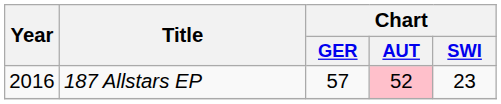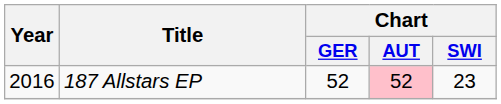(338, 81) 57 -> (338, 81) 52
